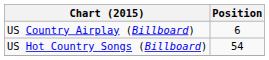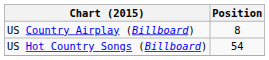(237, 30) 6 -> (237, 30) 8
